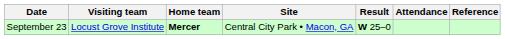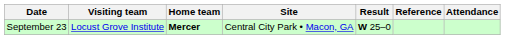columns swapped: (421, 12) <-> (475, 12)
